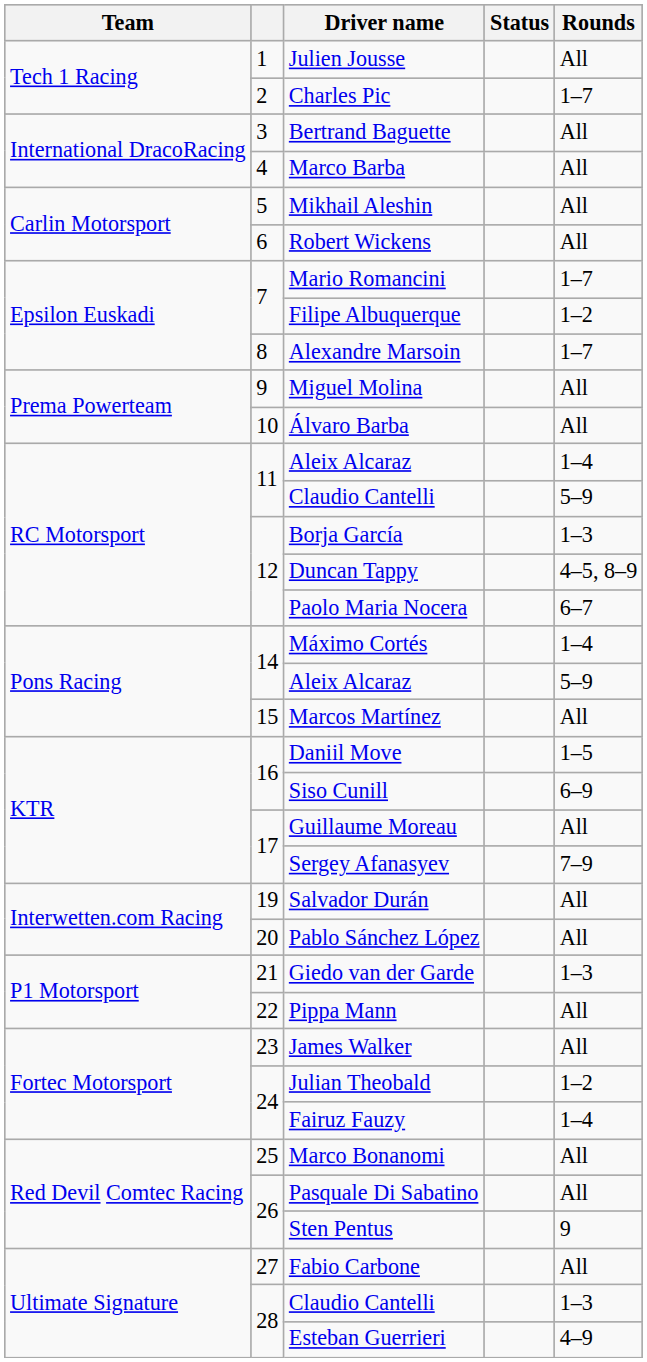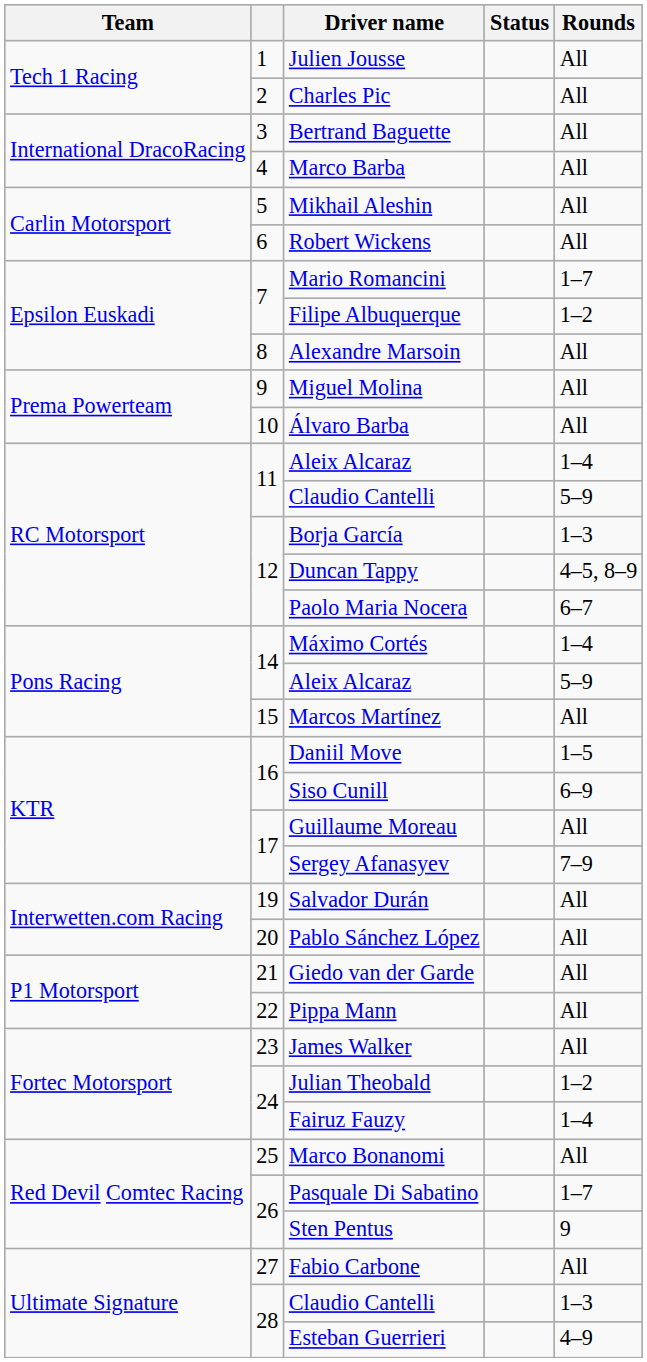(576, 95) 1–7 -> (574, 95) All
(576, 351) 1–7 -> (574, 351) All
(576, 973) 1–3 -> (574, 973) All
(574, 1192) All -> (576, 1192) 1–7
